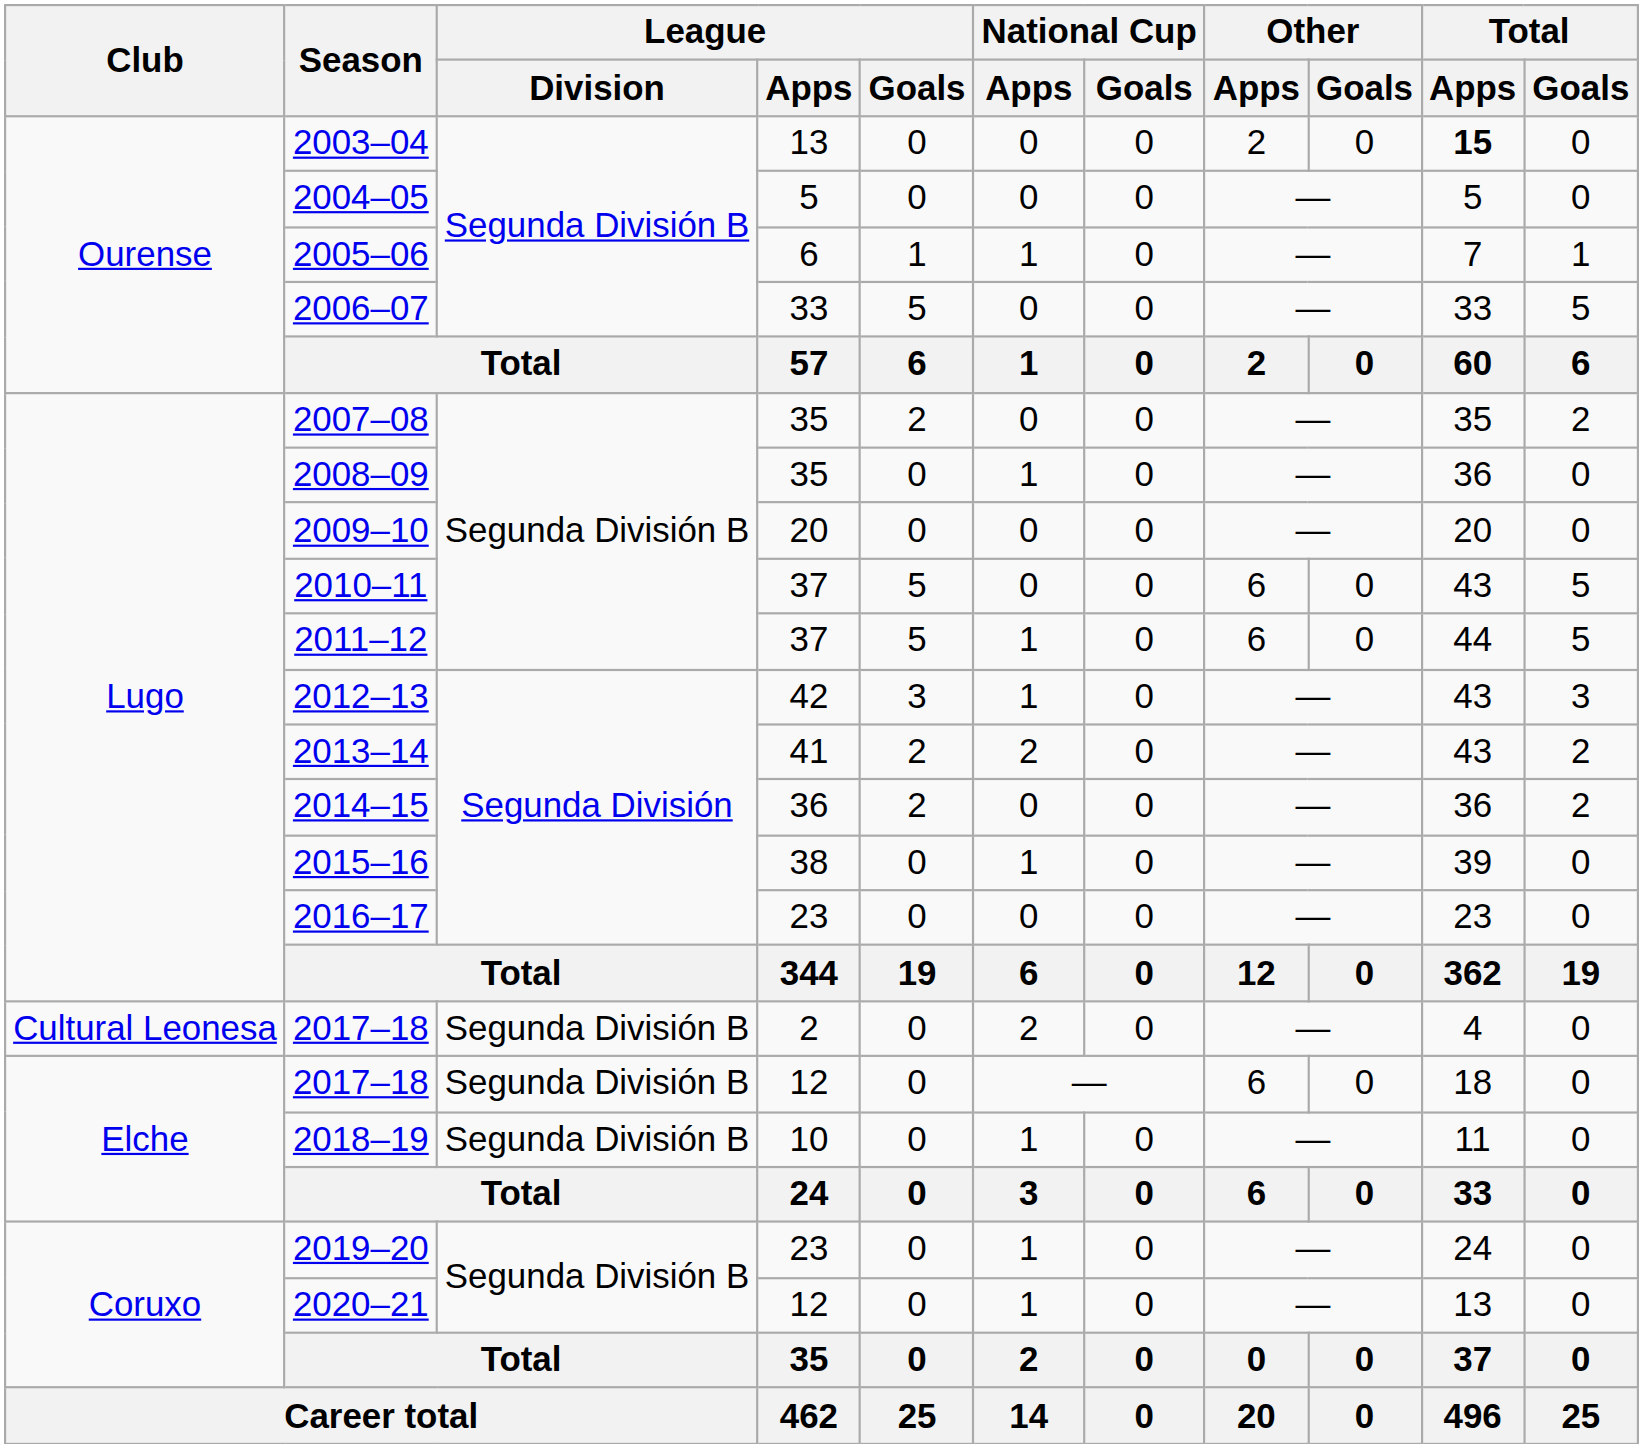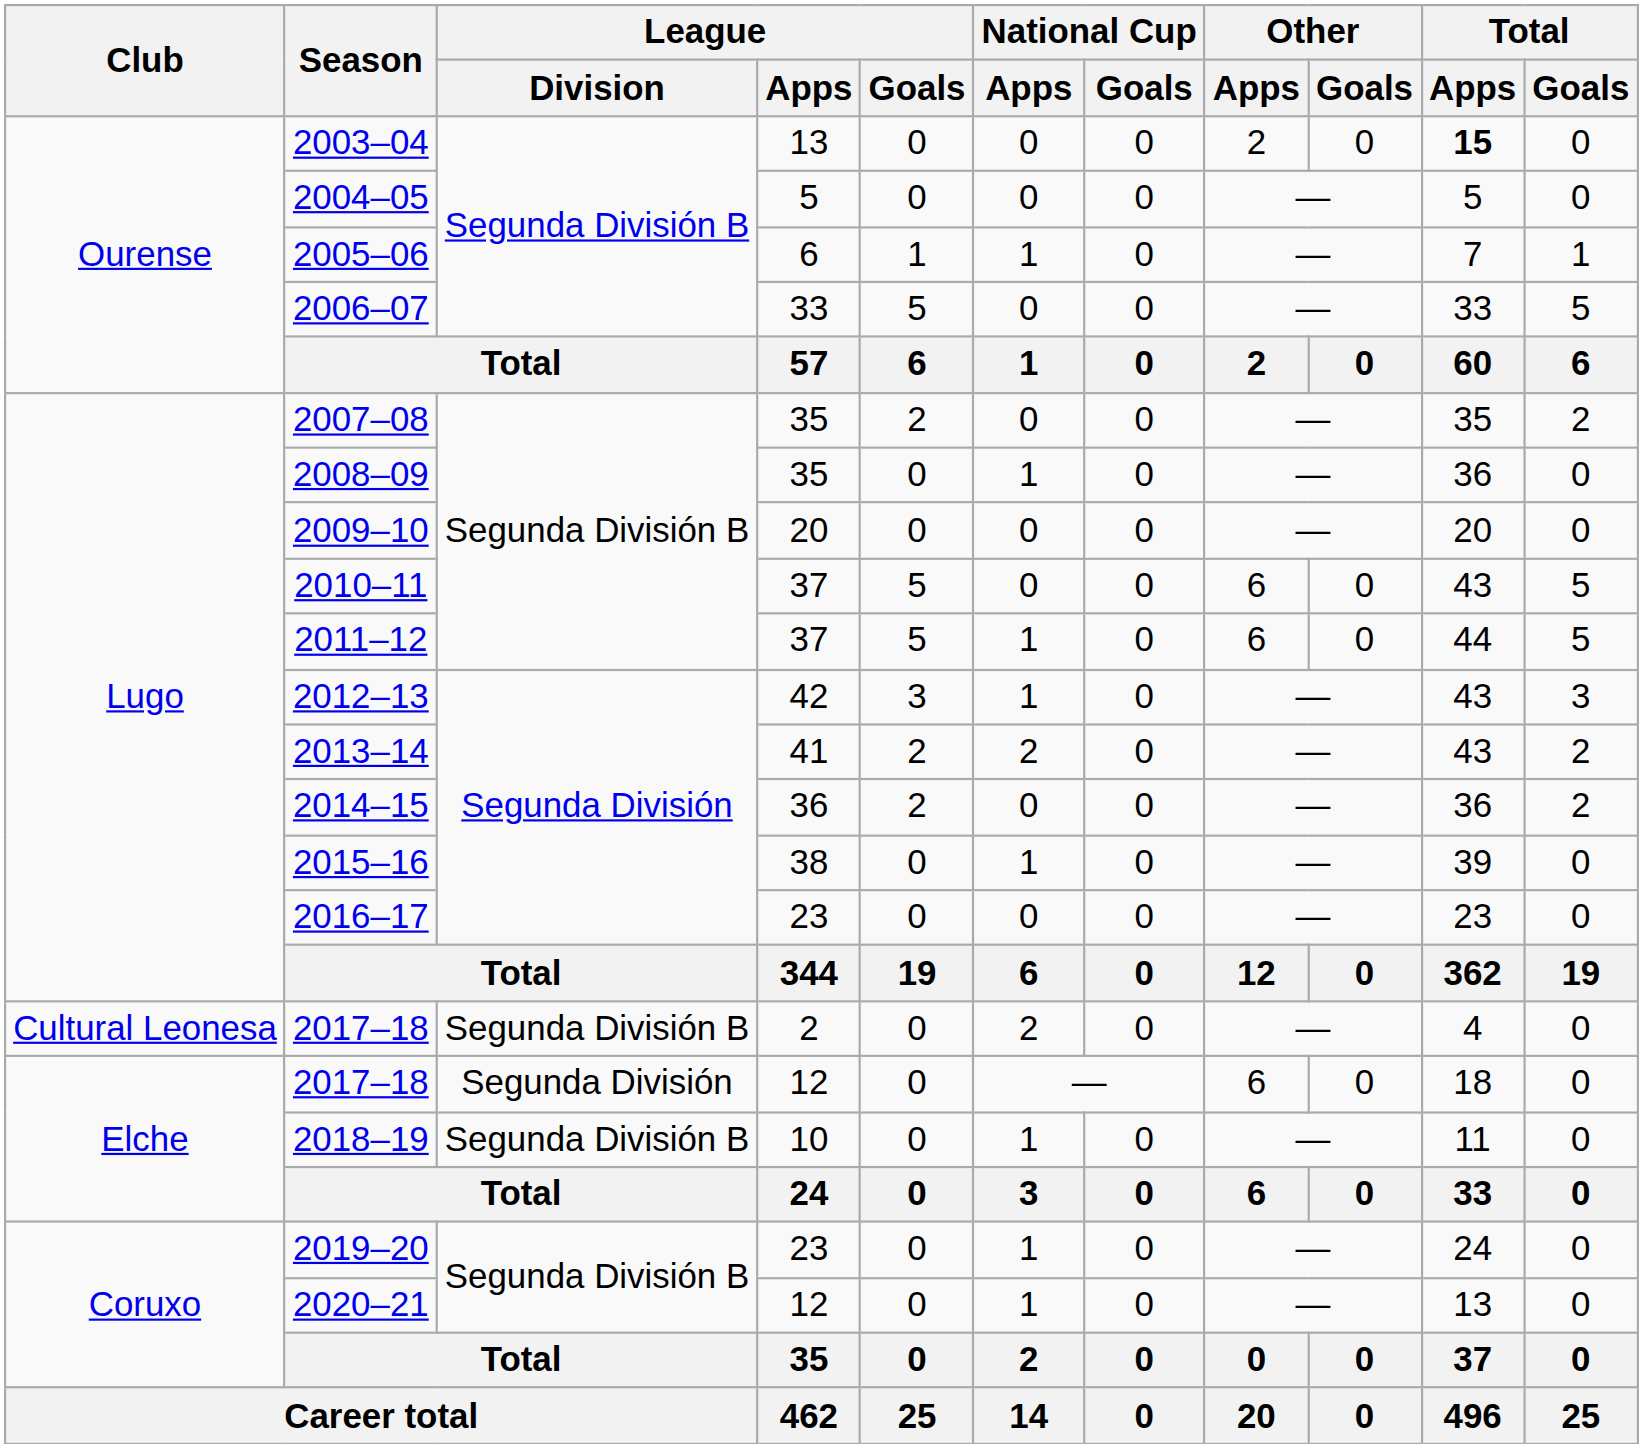(597, 1083) Segunda División B -> (597, 1083) Segunda División
